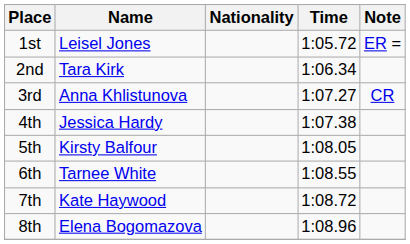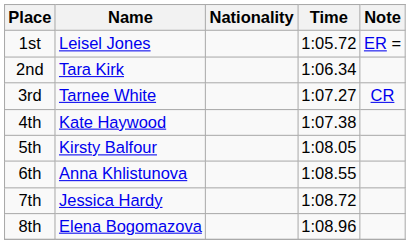(123, 95) Anna Khlistunova -> (108, 95) Tarnee White
(111, 122) Jessica Hardy -> (113, 122) Kate Haywood
(108, 174) Tarnee White -> (123, 174) Anna Khlistunova
(113, 200) Kate Haywood -> (111, 200) Jessica Hardy
